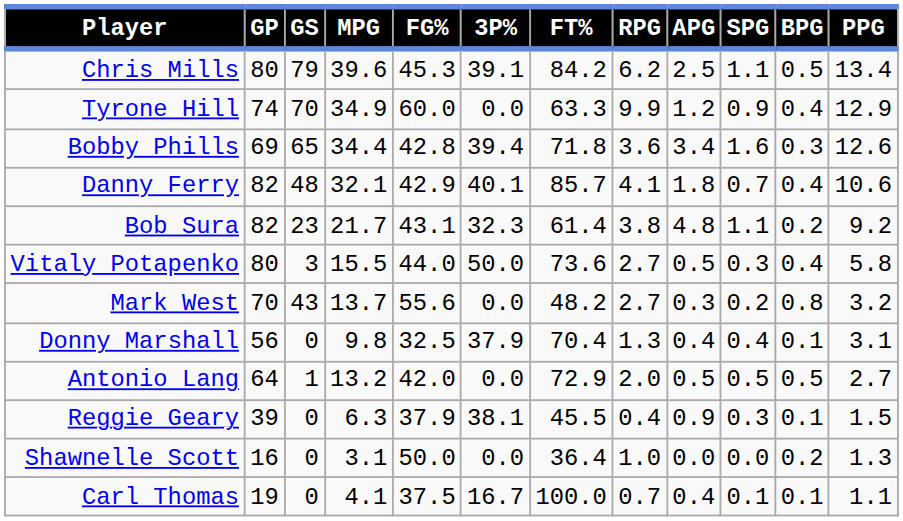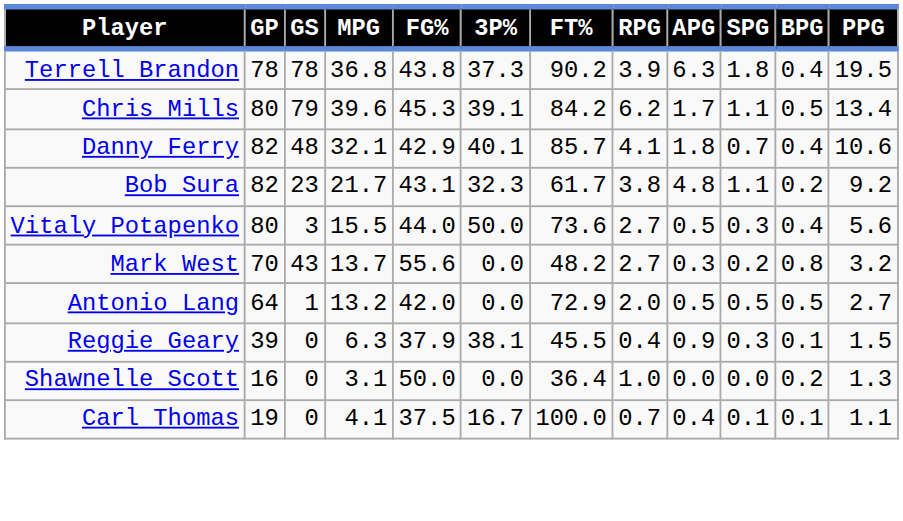+ row: (132, 70)
(694, 70) 2.5 -> (694, 109) 1.7
- row: (160, 109)
- row: (153, 148)
(578, 225) 61.4 -> (578, 187) 61.7
(871, 264) 5.8 -> (871, 225) 5.6
- row: (139, 342)
